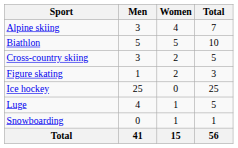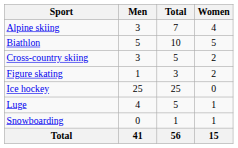columns swapped: (176, 12) <-> (214, 12)
